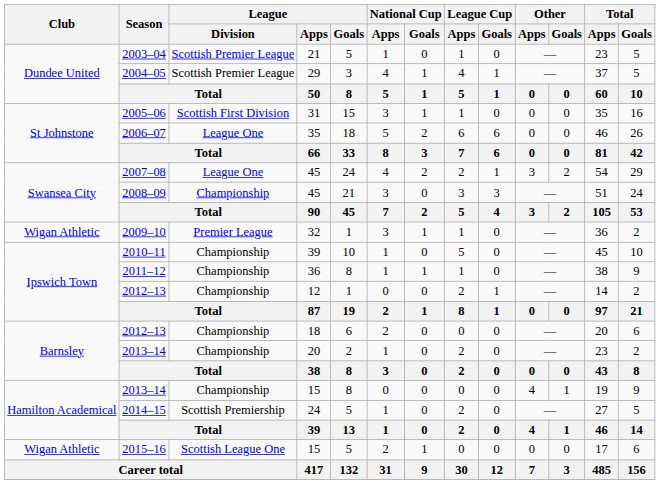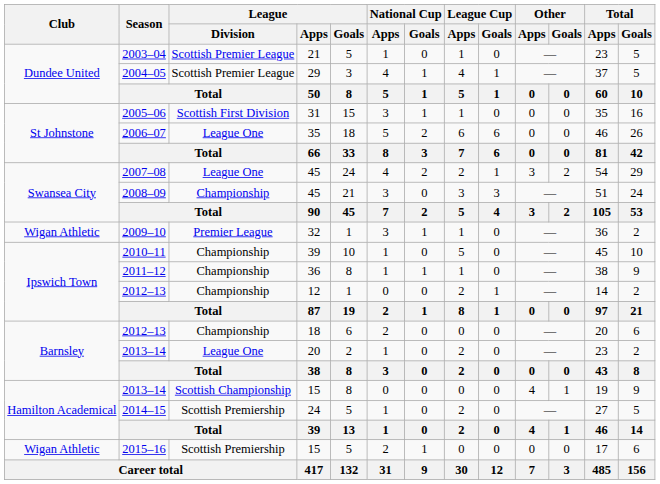(233, 350) Championship -> (233, 350) League One
(233, 390) Championship -> (233, 390) Scottish Championship
(233, 449) Scottish League One -> (233, 449) Scottish Premiership
